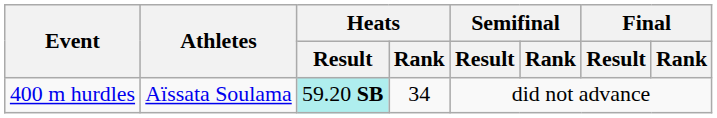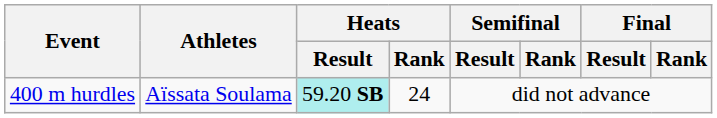(419, 95) 34 -> (419, 95) 24
